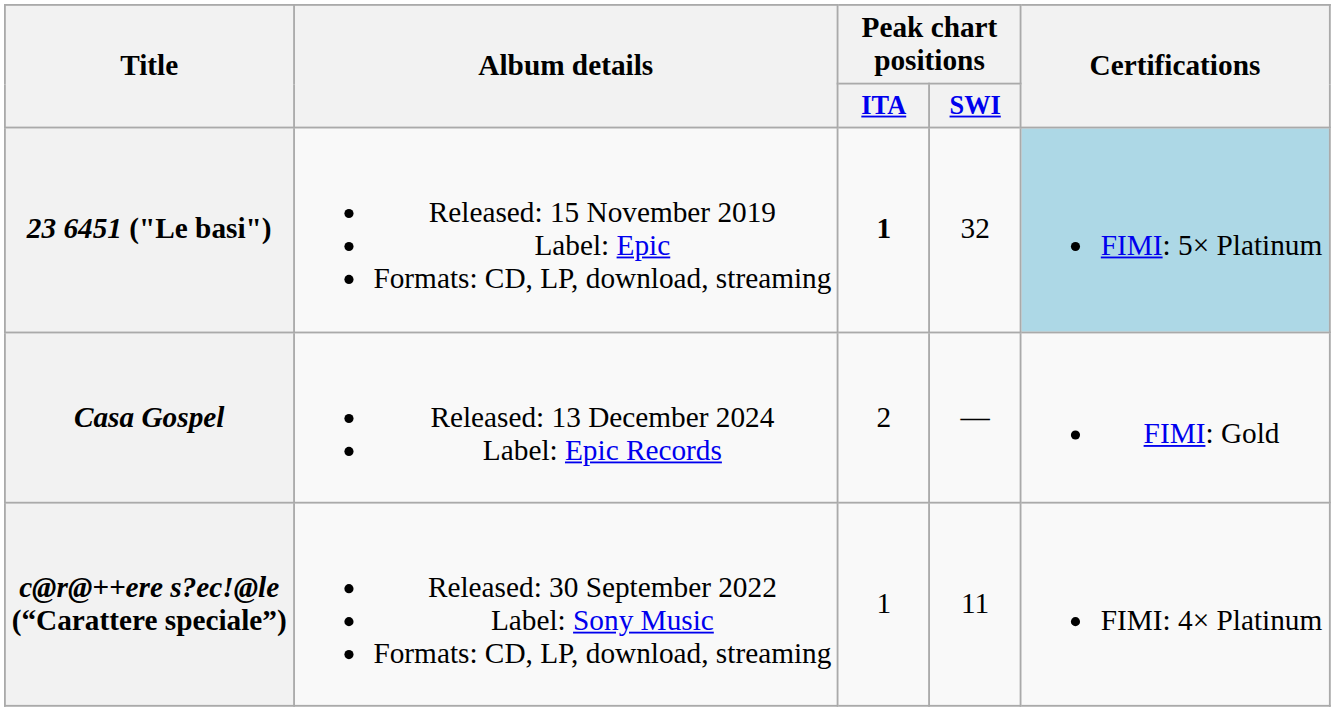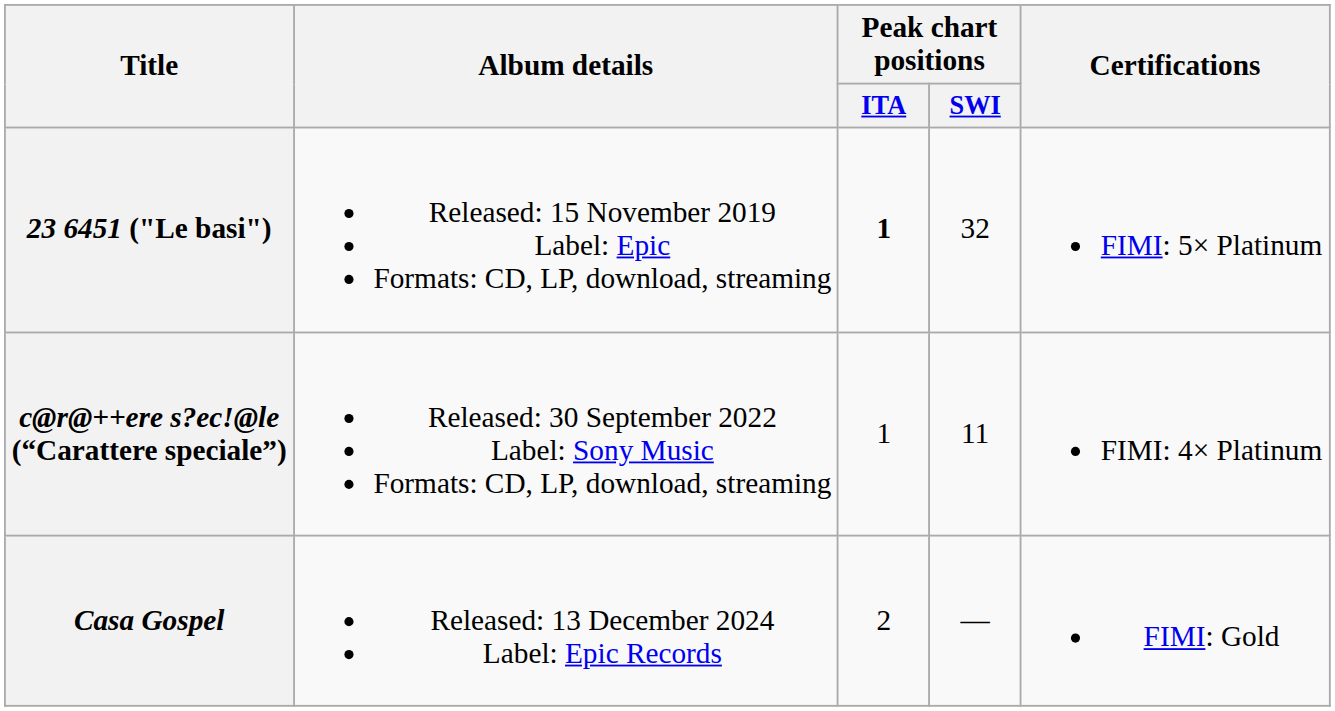(1175, 246) lightblue background -> (1175, 246) no background
rows swapped: (149, 603) <-> (149, 416)
